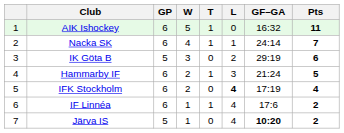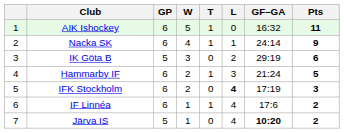(316, 43) 7 -> (316, 43) 9
(316, 89) 4 -> (316, 89) 3
